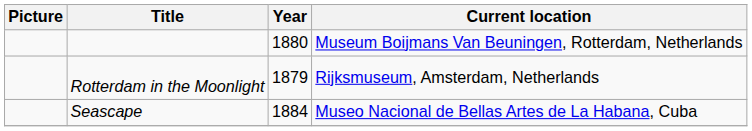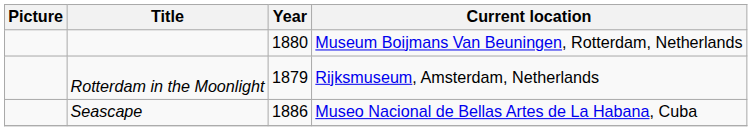(290, 112) 1884 -> (290, 112) 1886
